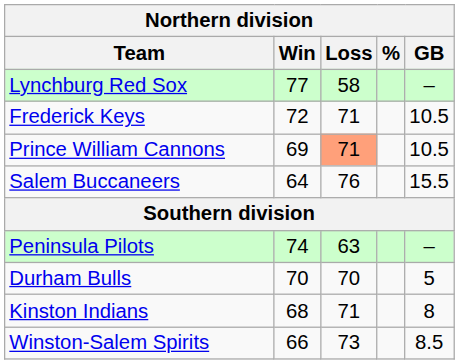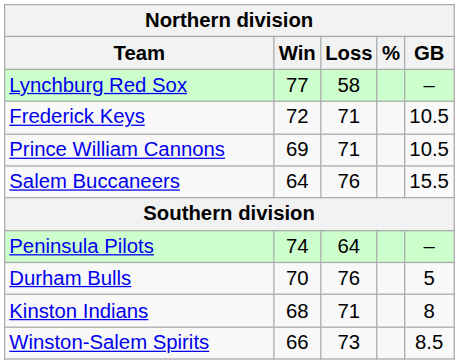(349, 149) lightsalmon background -> (349, 149) no background
(349, 246) 63 -> (349, 246) 64
(349, 278) 70 -> (349, 278) 76
